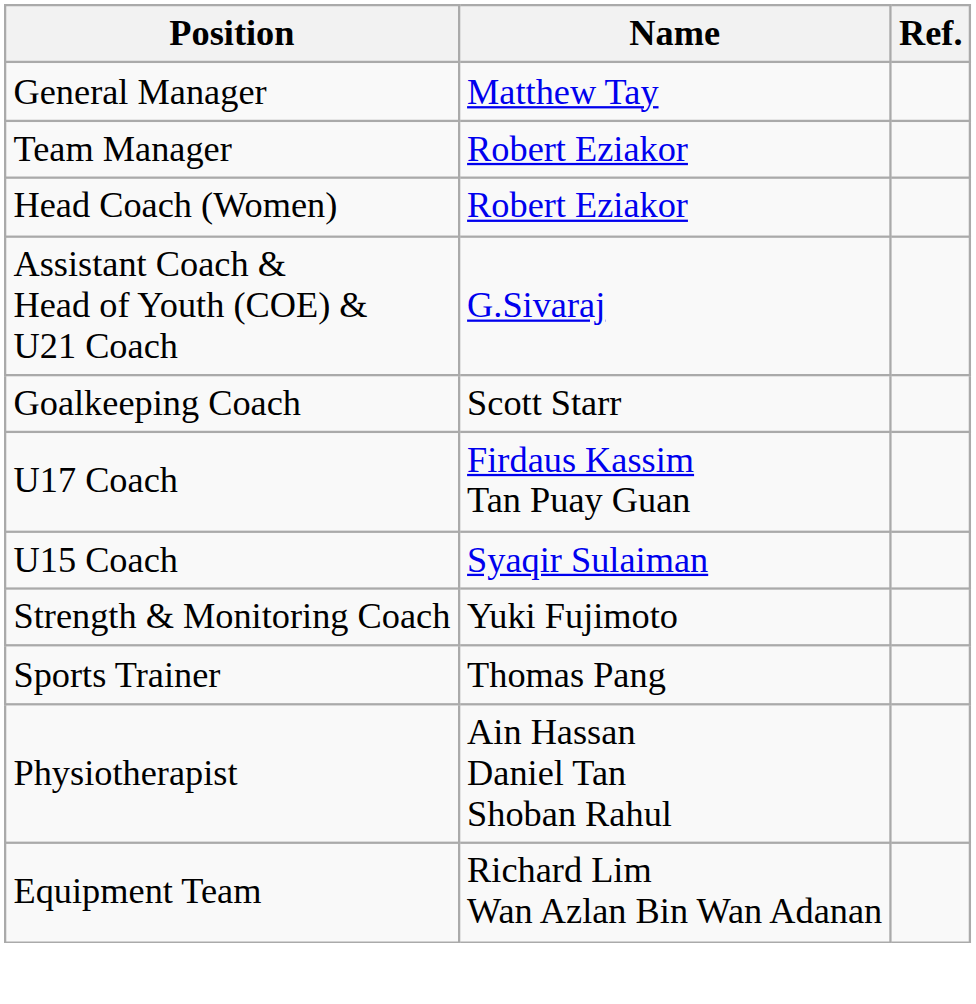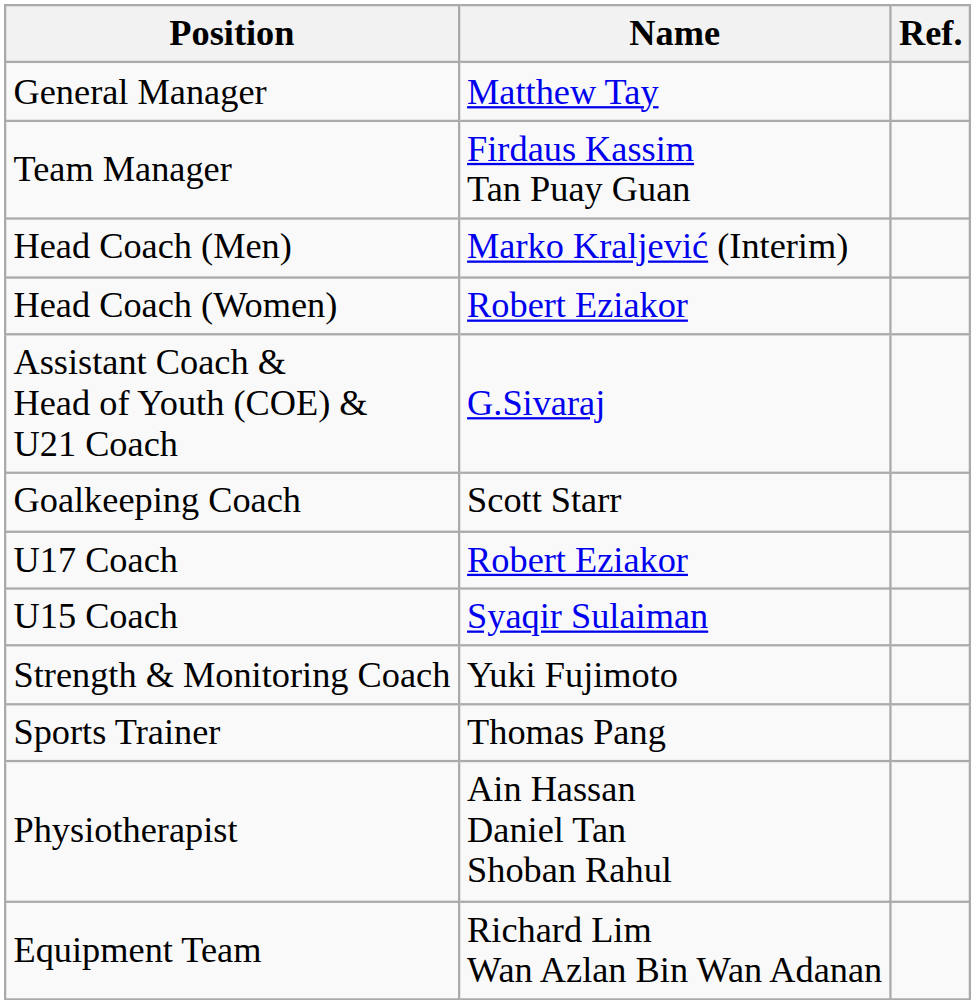(578, 148) Robert Eziakor -> (581, 168) Firdaus Kassim Tan Puay Guan
+ row: (153, 246)
(581, 481) Firdaus Kassim Tan Puay Guan -> (578, 559) Robert Eziakor
